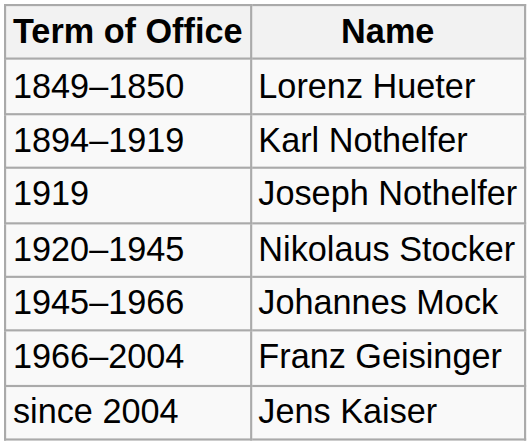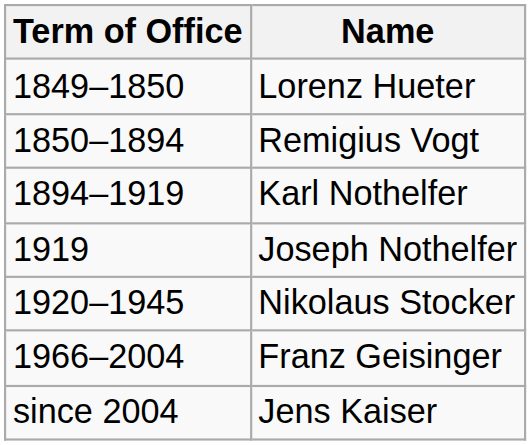+ row: (369, 140)
- row: (378, 303)
